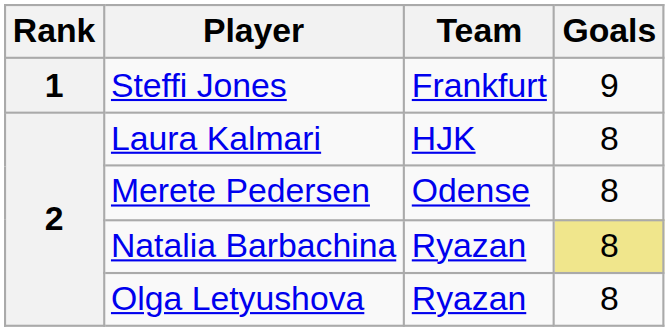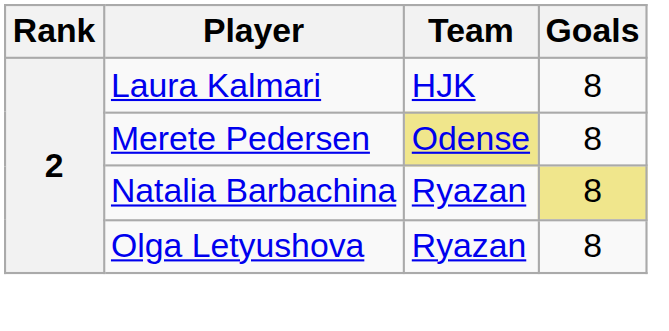- row: (199, 84)
(471, 191) no background -> (471, 138) khaki background
